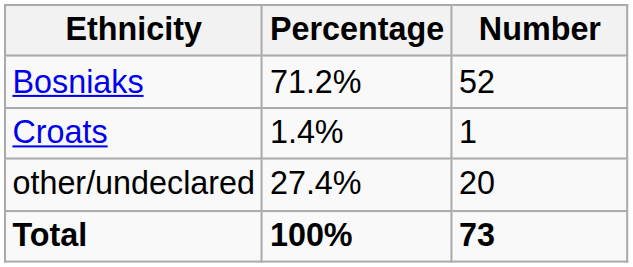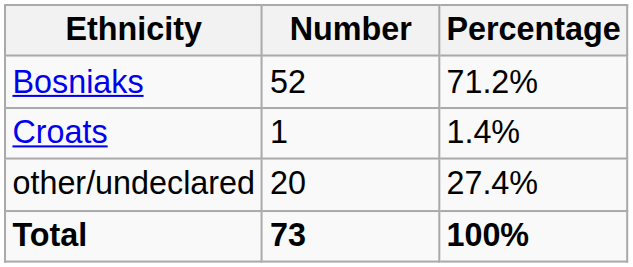columns swapped: (540, 30) <-> (357, 30)
